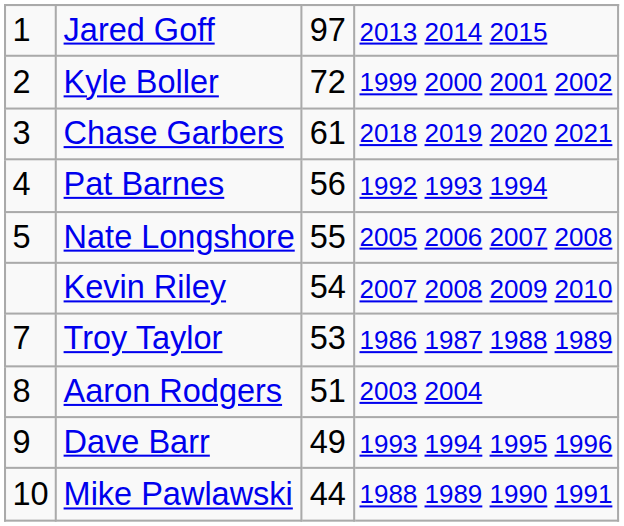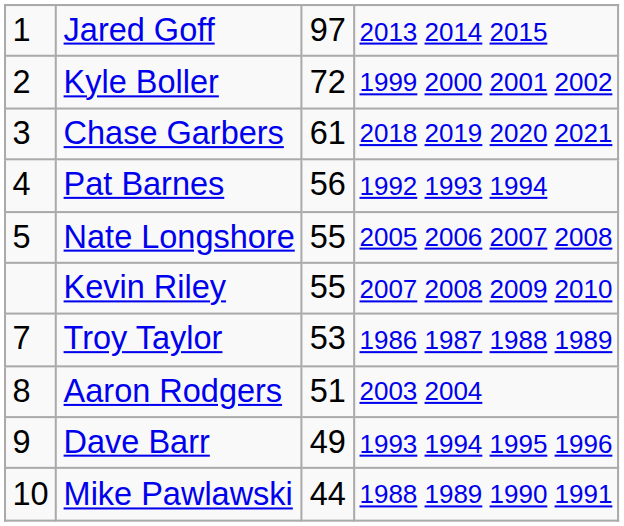(328, 287) 54 -> (328, 287) 55
